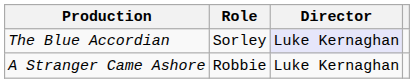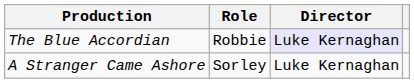(240, 41) Sorley -> (240, 41) Robbie
(240, 65) Robbie -> (240, 65) Sorley
